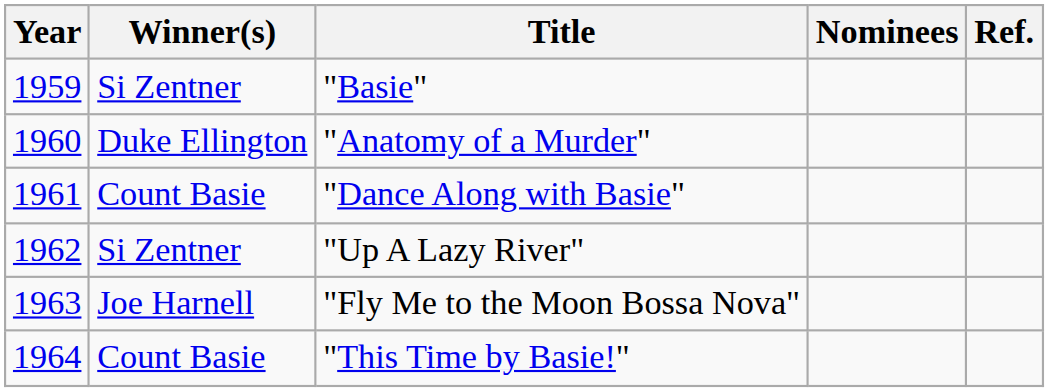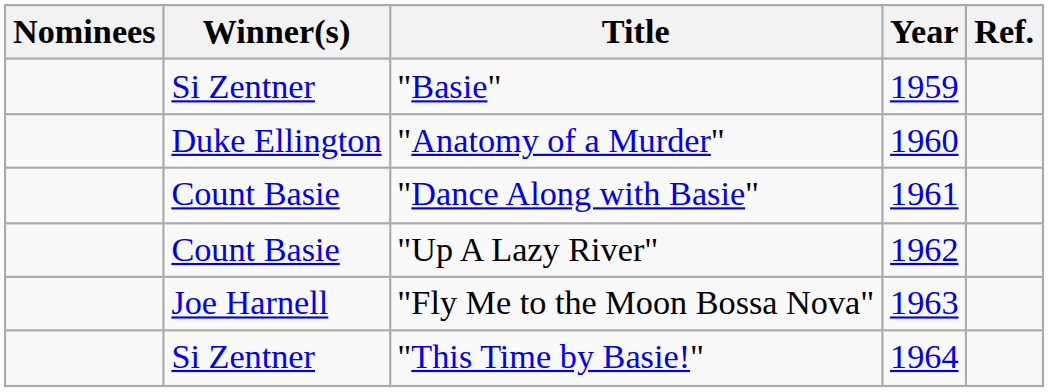columns swapped: (47, 31) <-> (887, 31)
(169, 248) Si Zentner -> (256, 248) Count Basie
(181, 357) Count Basie -> (243, 357) Si Zentner
